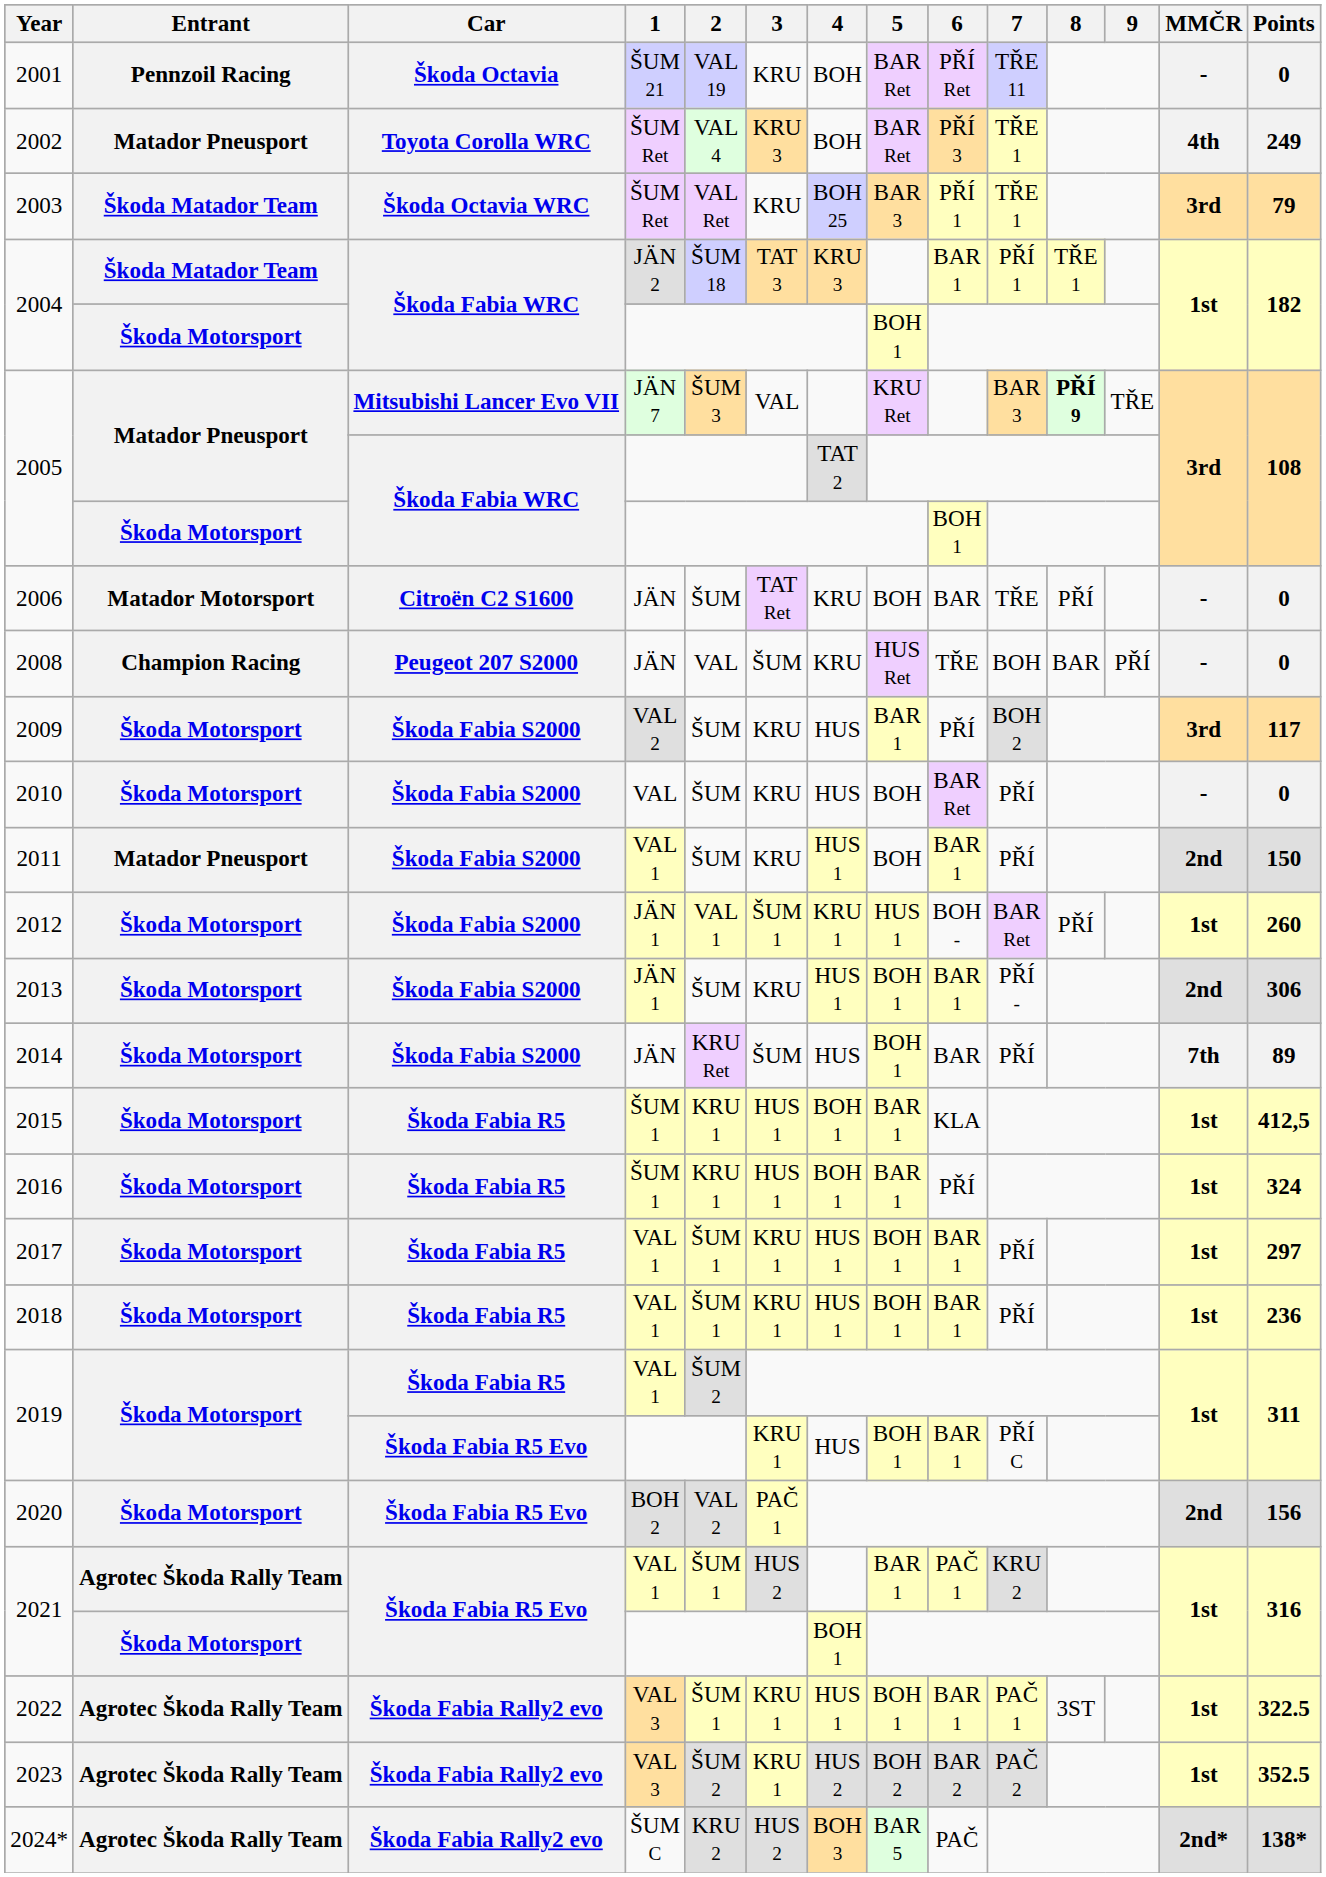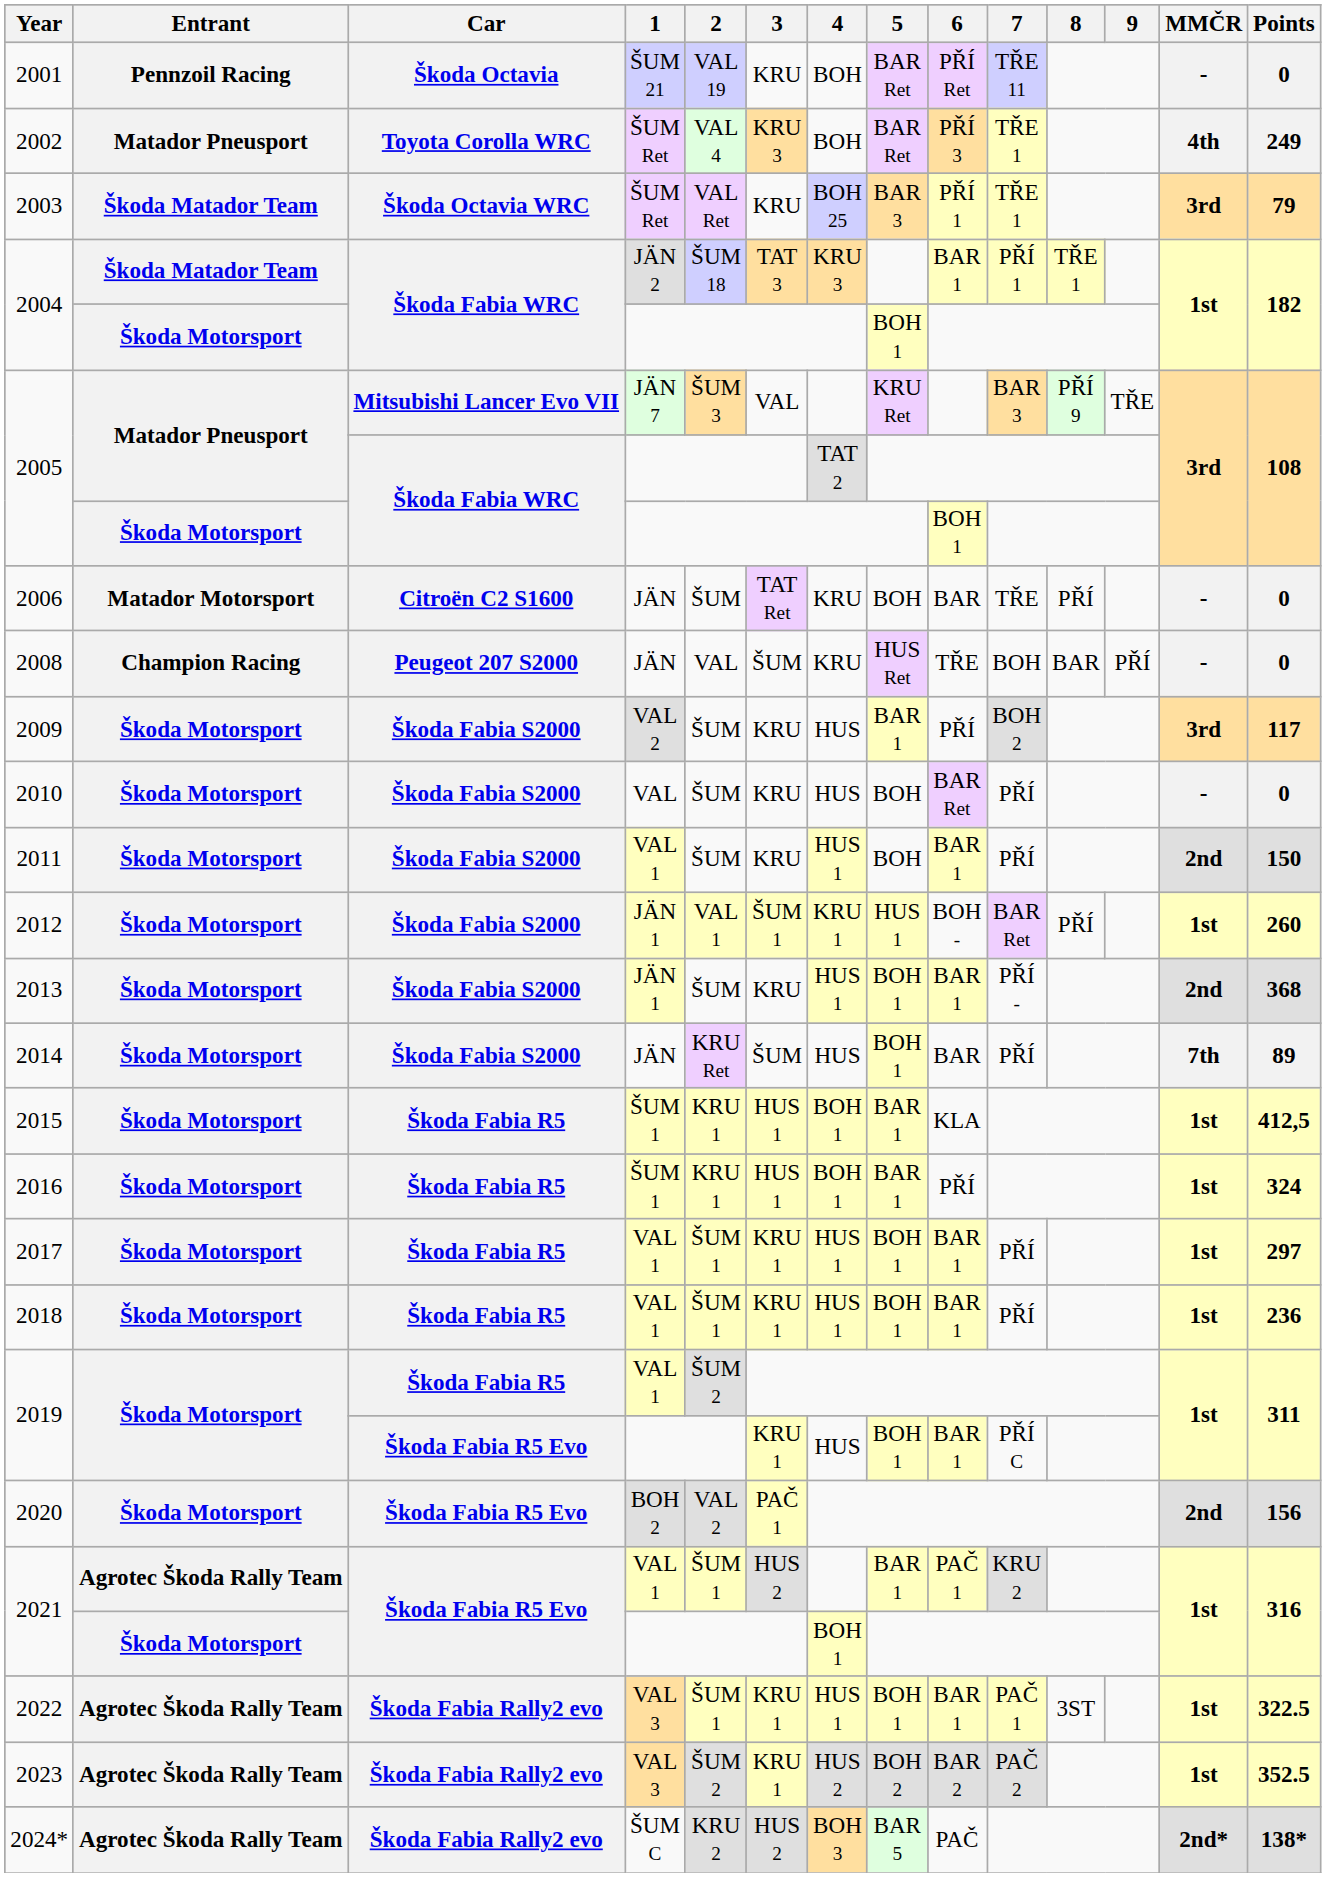(1076, 401) bold -> (1076, 400) normal
(211, 859) Matador Pneusport -> (211, 859) Škoda Motorsport
(1284, 989) 306 -> (1284, 989) 368
